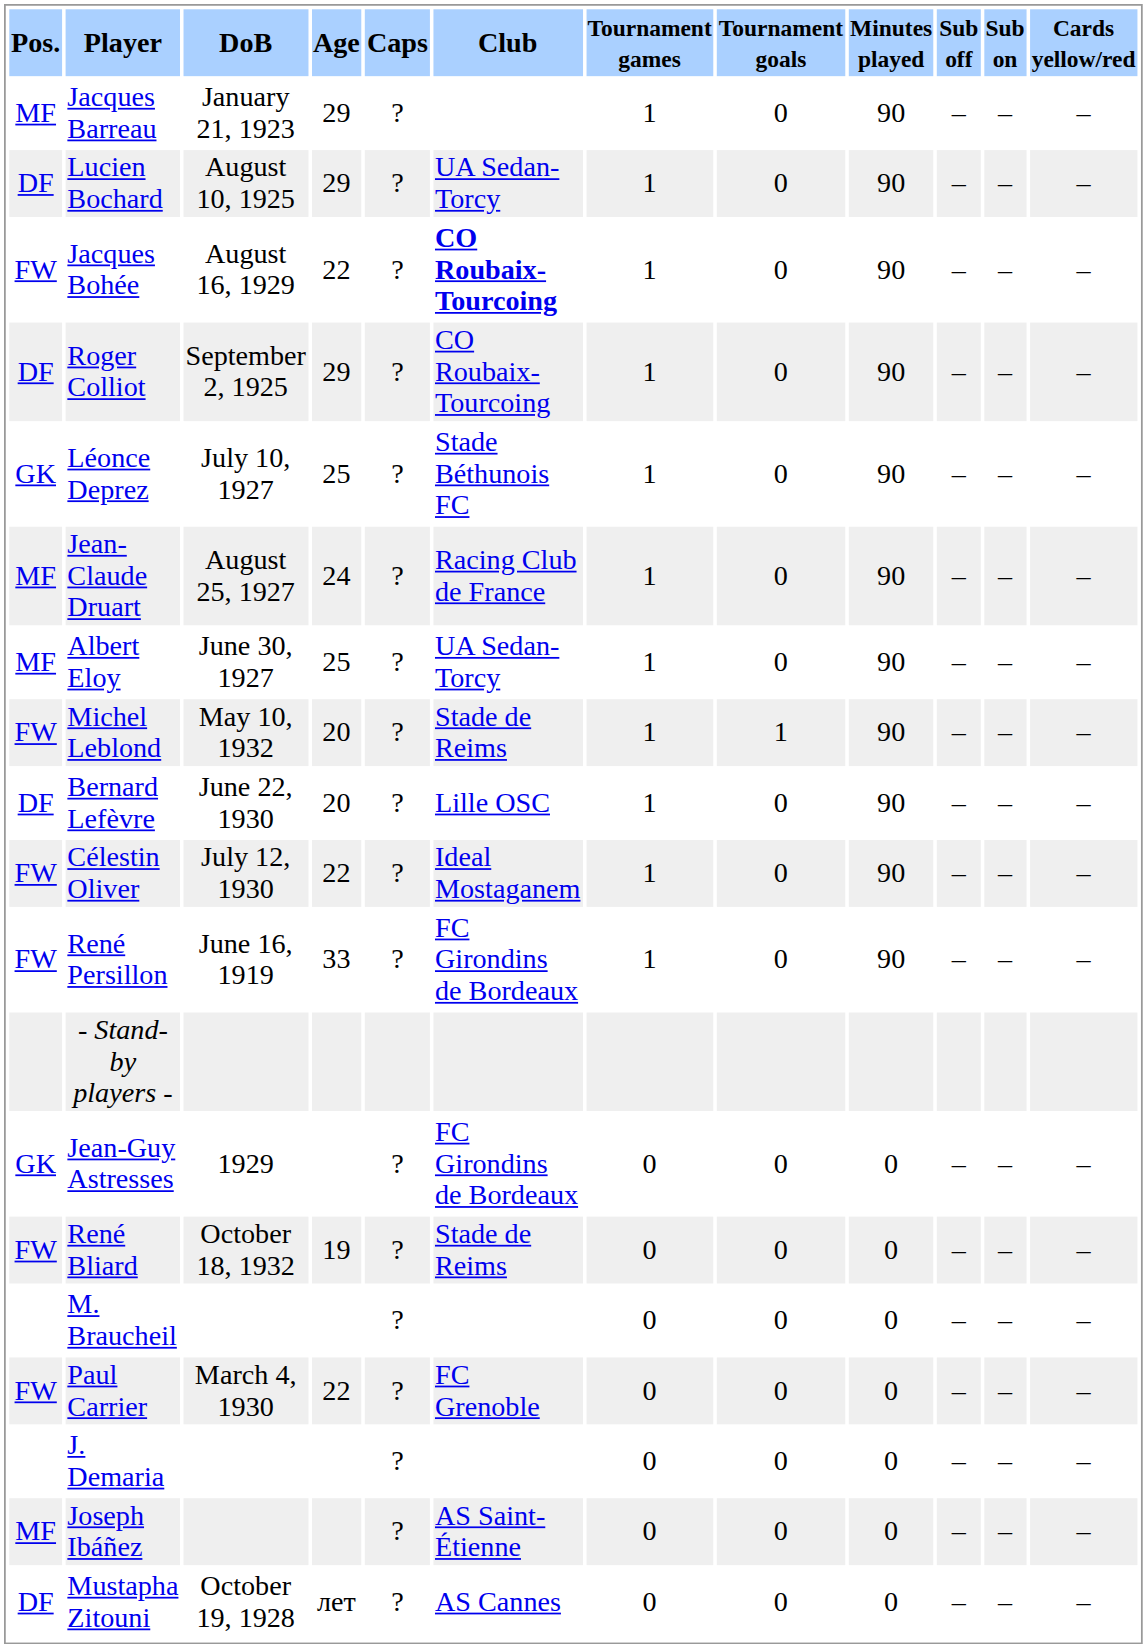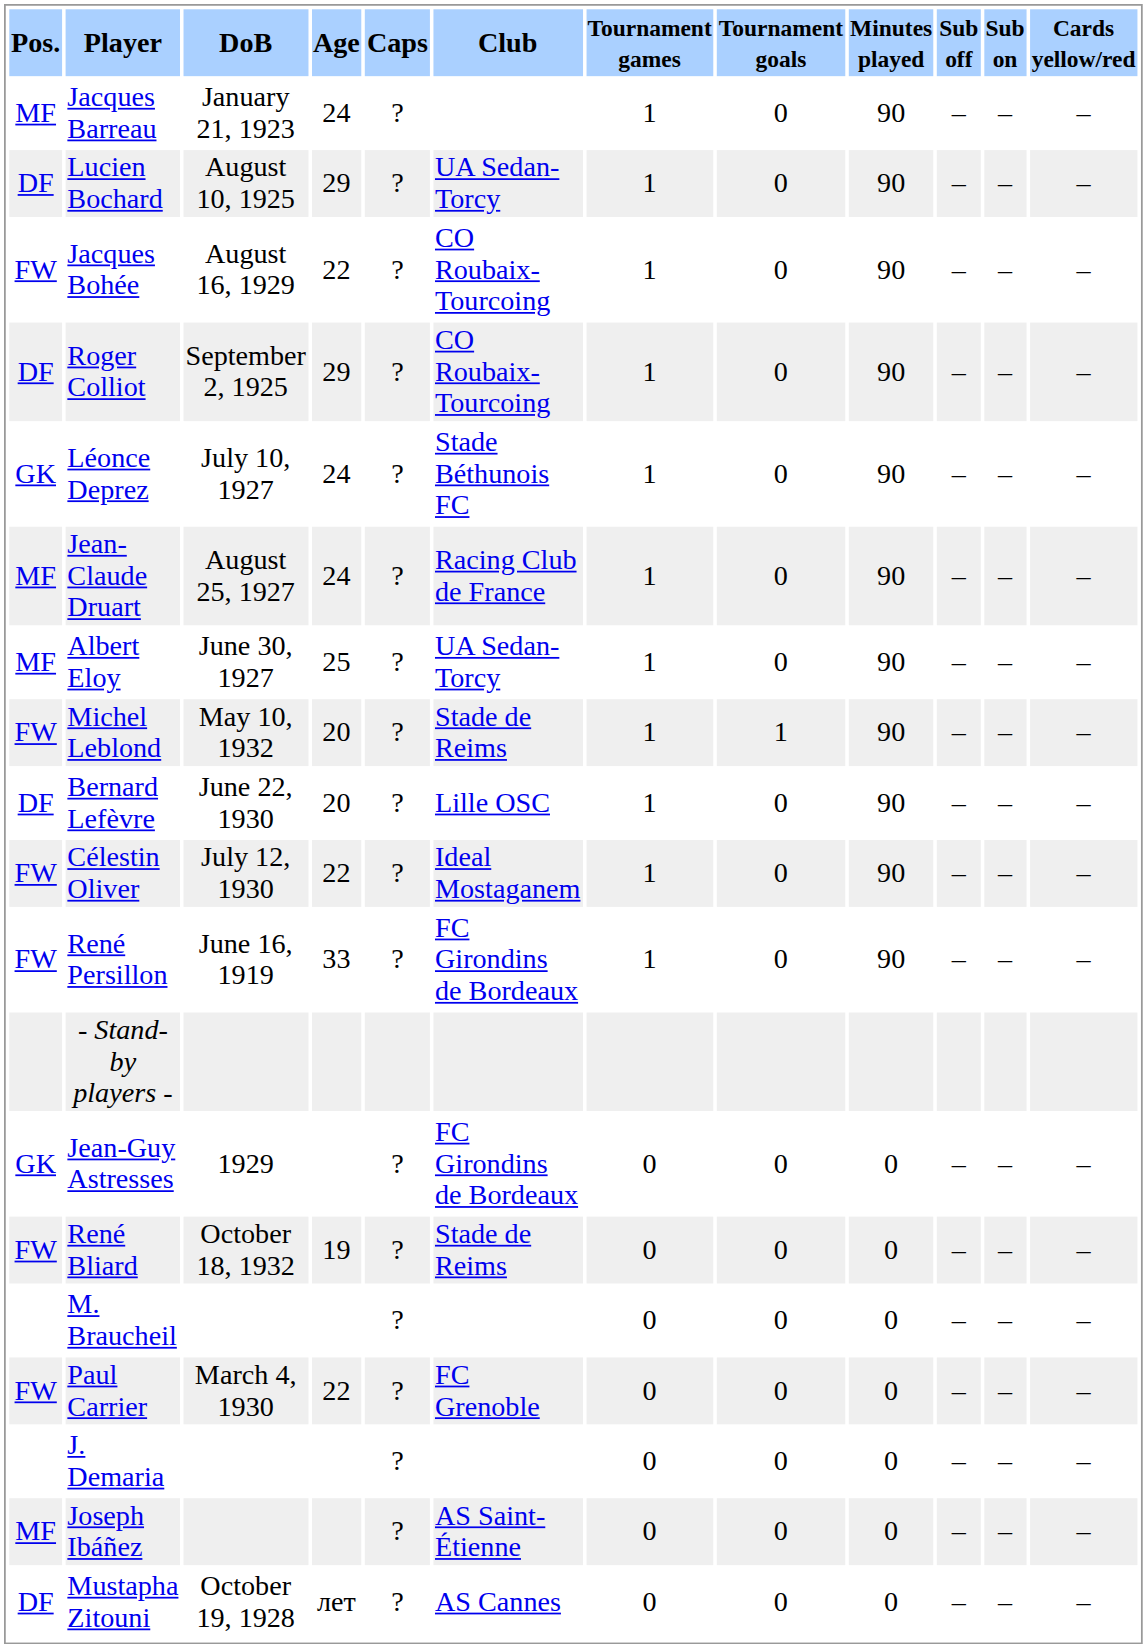(336, 112) 29 -> (336, 112) 24
(496, 269) bold -> (493, 269) normal
(336, 473) 25 -> (336, 473) 24
